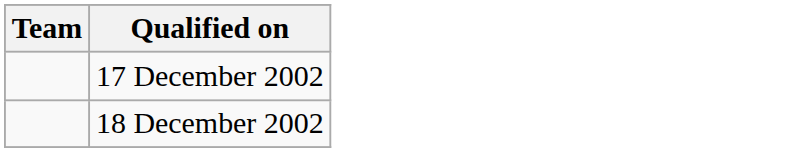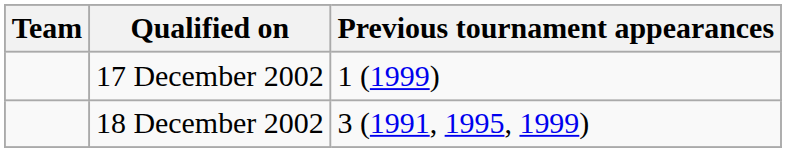+ column: (556, 28)
